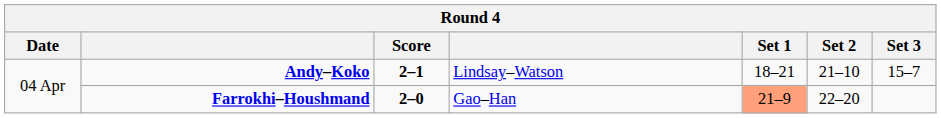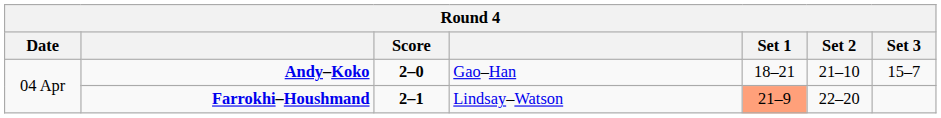(411, 72) 2–1 -> (411, 72) 2–0
(508, 72) Lindsay–Watson -> (485, 72) Gao–Han
(411, 99) 2–0 -> (411, 99) 2–1
(485, 99) Gao–Han -> (508, 99) Lindsay–Watson
